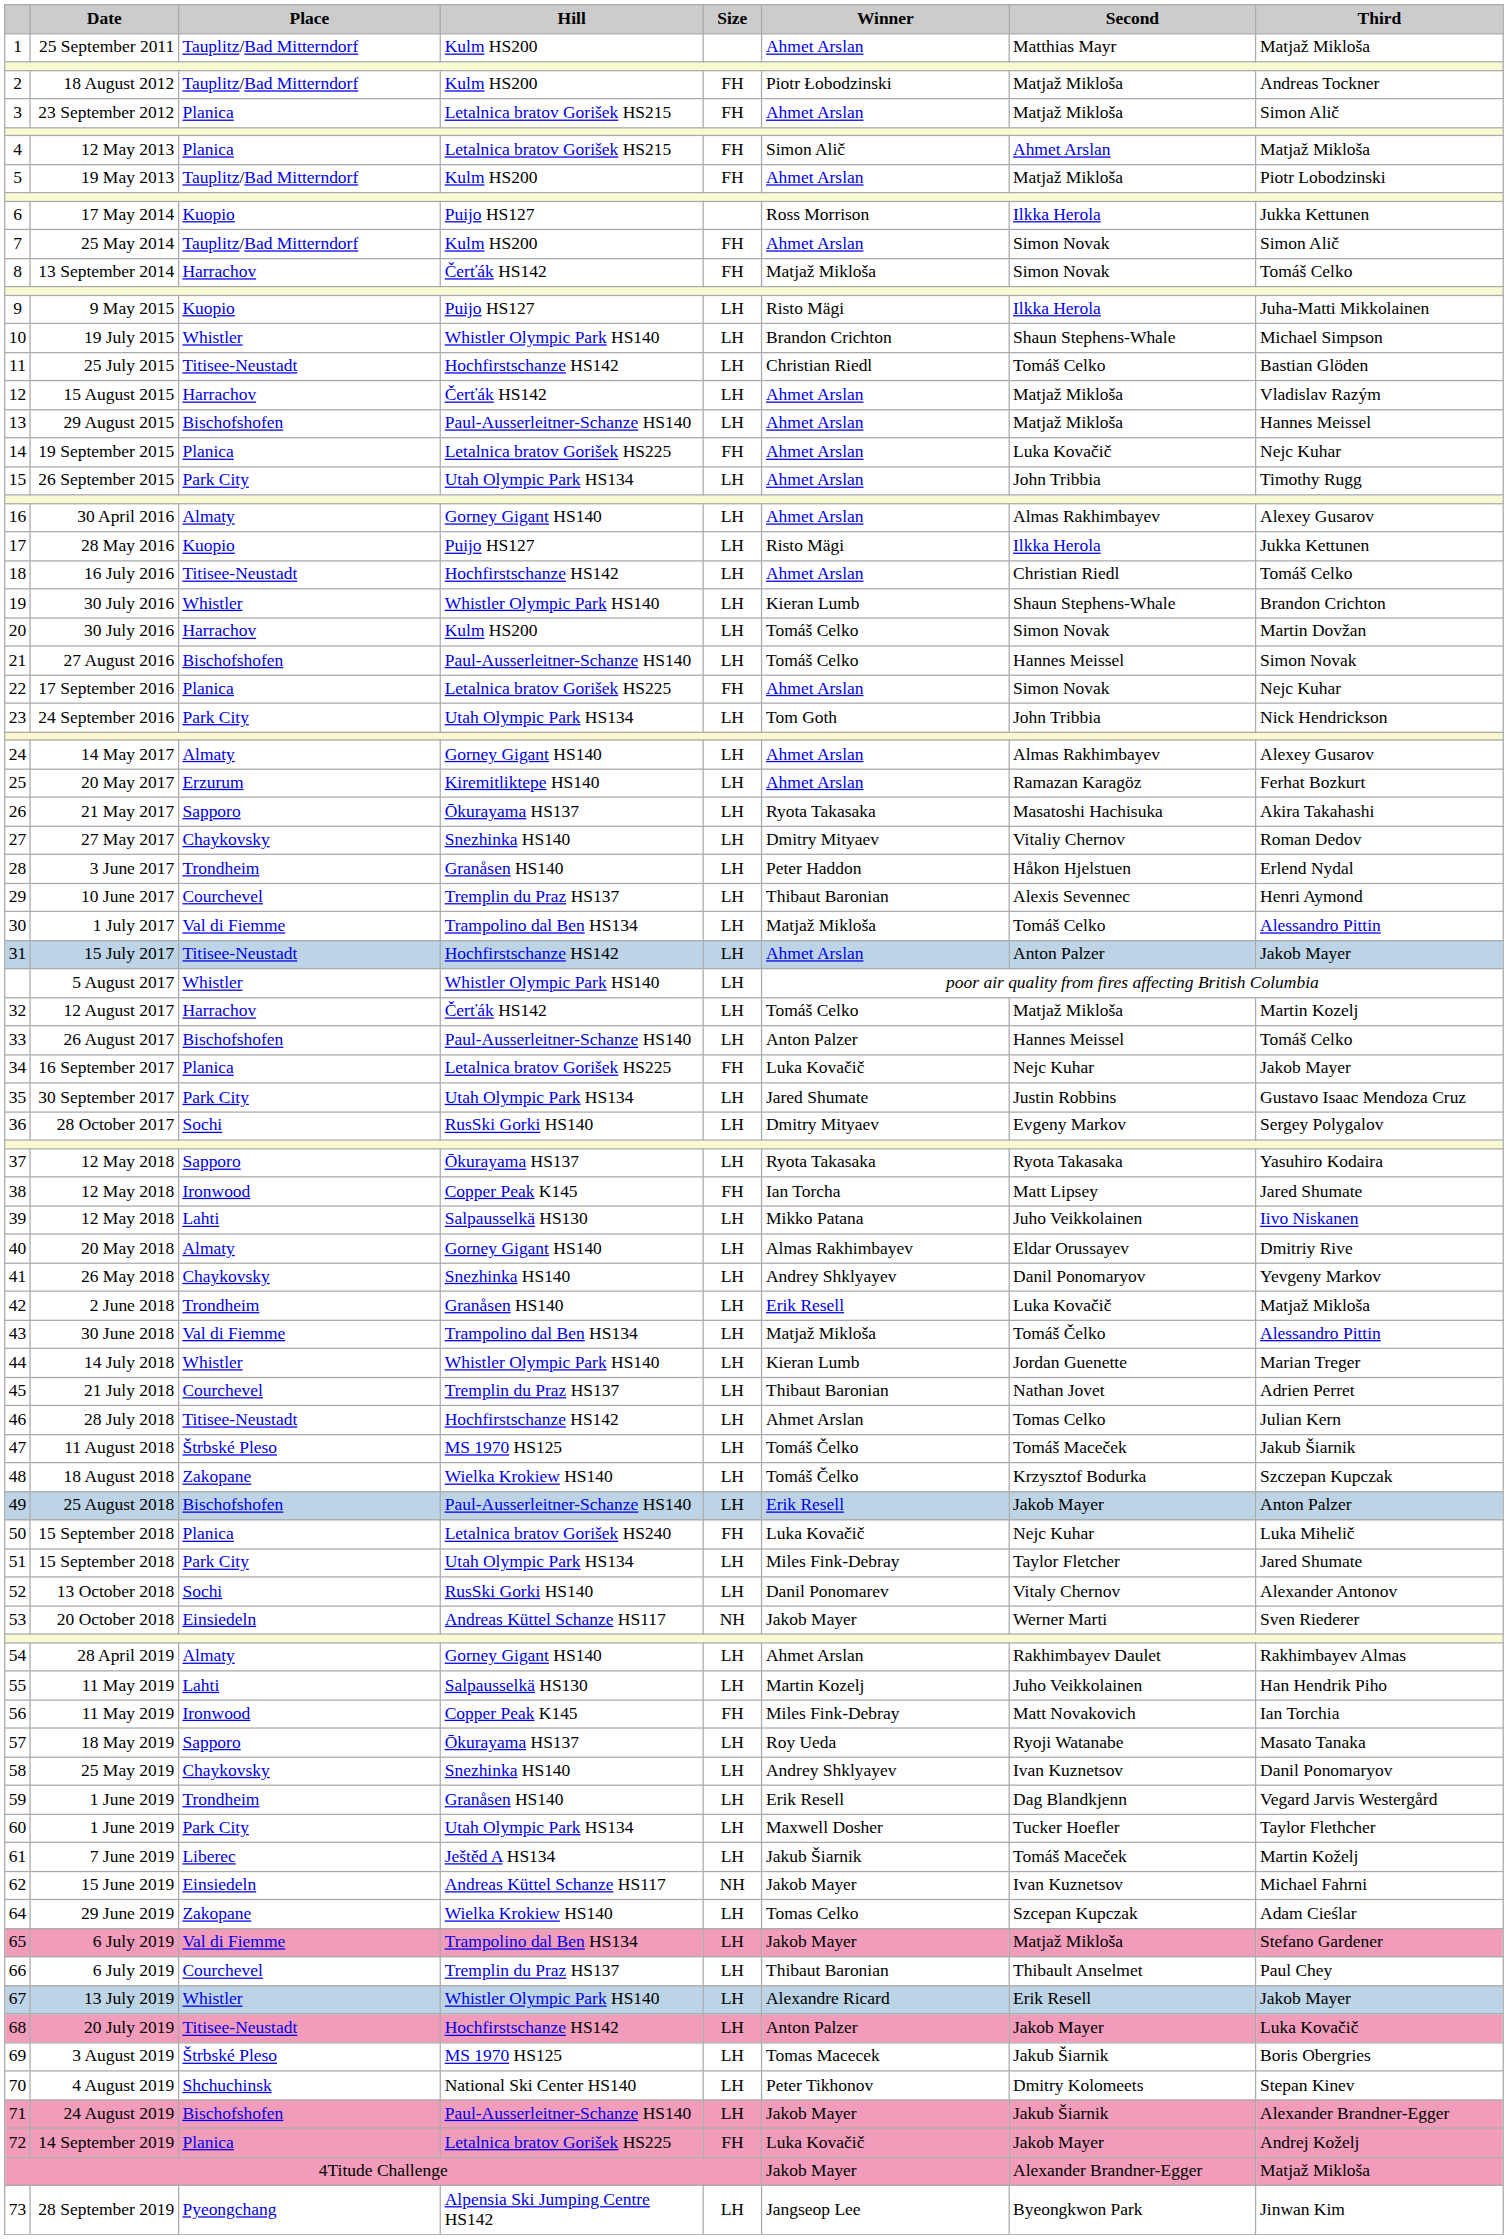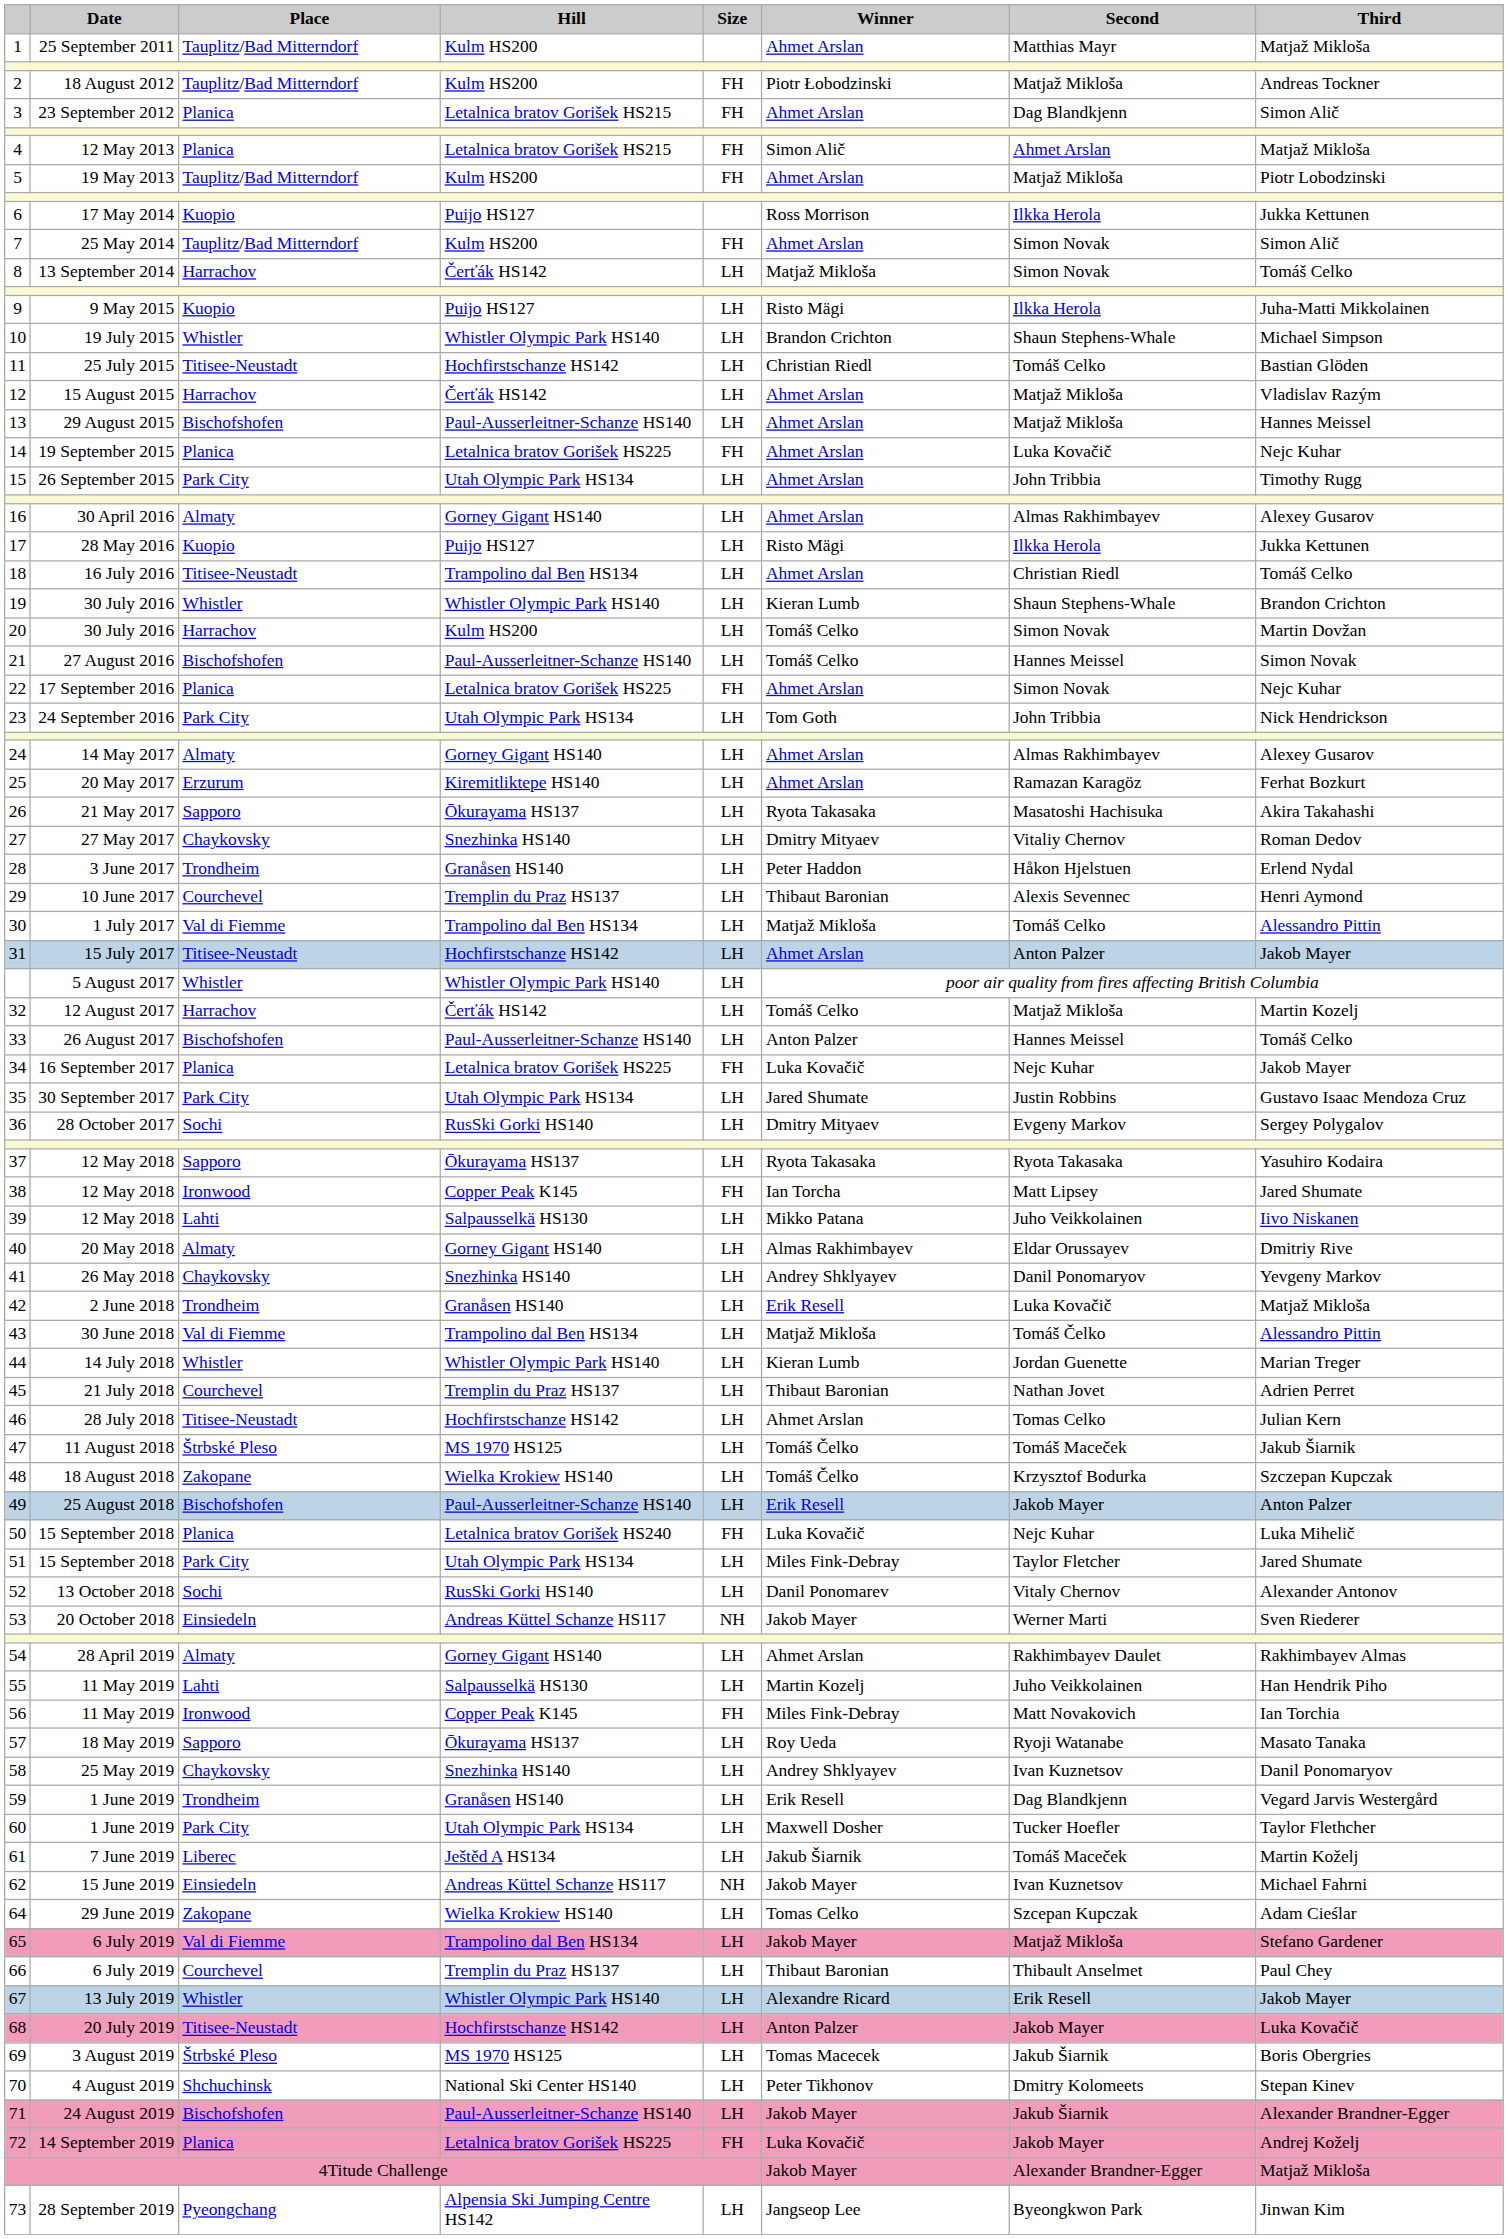(1068, 112) Matjaž Mikloša -> (1070, 112) Dag Blandkjenn
(732, 271) FH -> (732, 271) LH
(532, 574) Hochfirstschanze HS142 -> (541, 574) Trampolino dal Ben HS134
